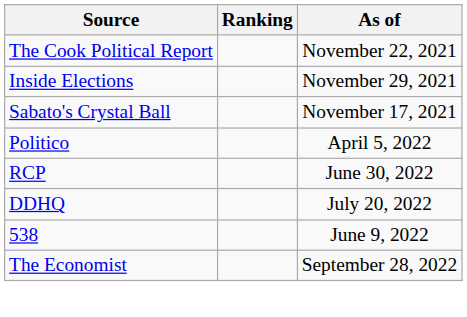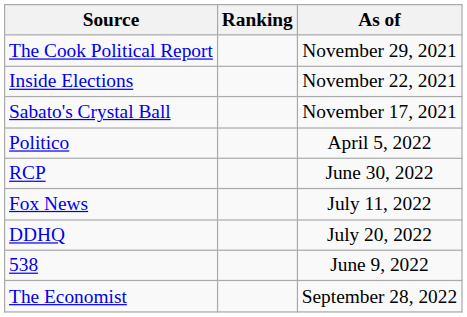(379, 50) November 22, 2021 -> (379, 50) November 29, 2021
(379, 81) November 29, 2021 -> (379, 81) November 22, 2021
+ row: (49, 204)
